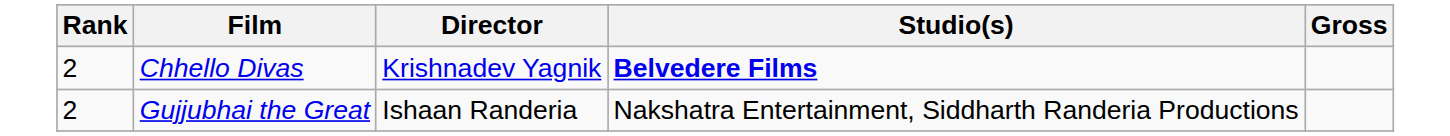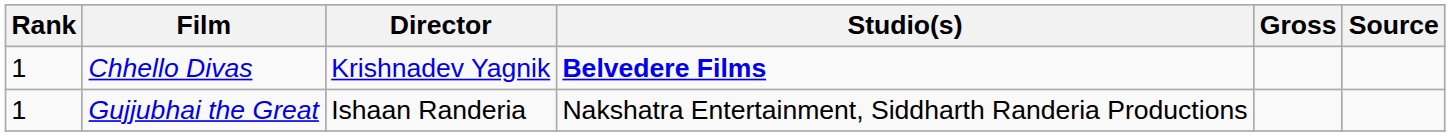+ column: (1394, 25)
(70, 67) 2 -> (19, 67) 1
(70, 109) 2 -> (19, 109) 1
